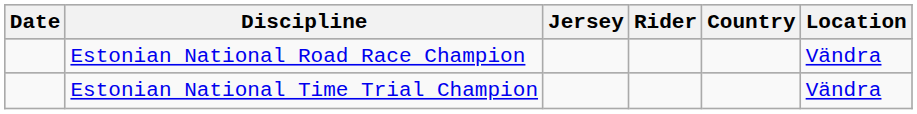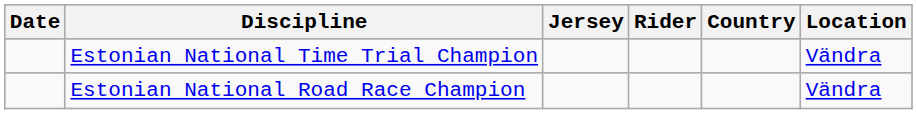rows swapped: (304, 91) <-> (298, 56)
